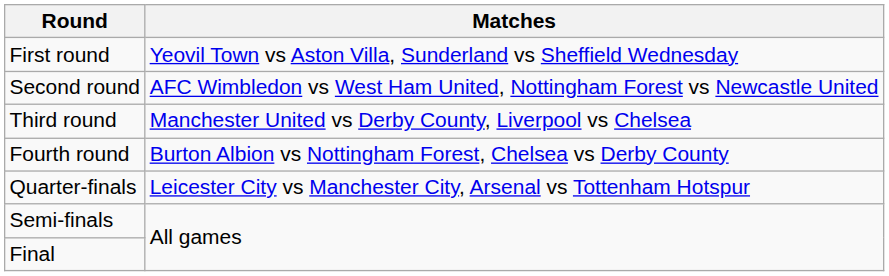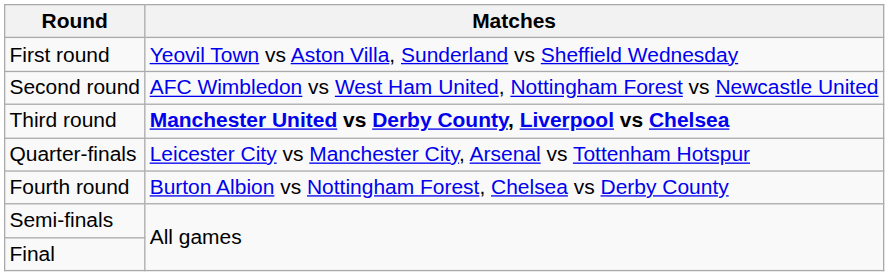(420, 120) normal -> (440, 120) bold
rows swapped: (69, 154) <-> (73, 187)
